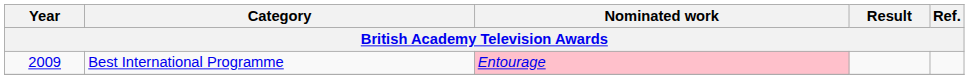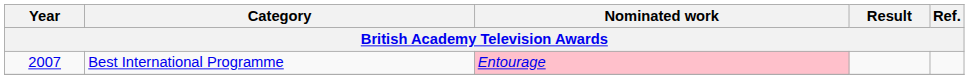(45, 62) 2009 -> (45, 62) 2007
